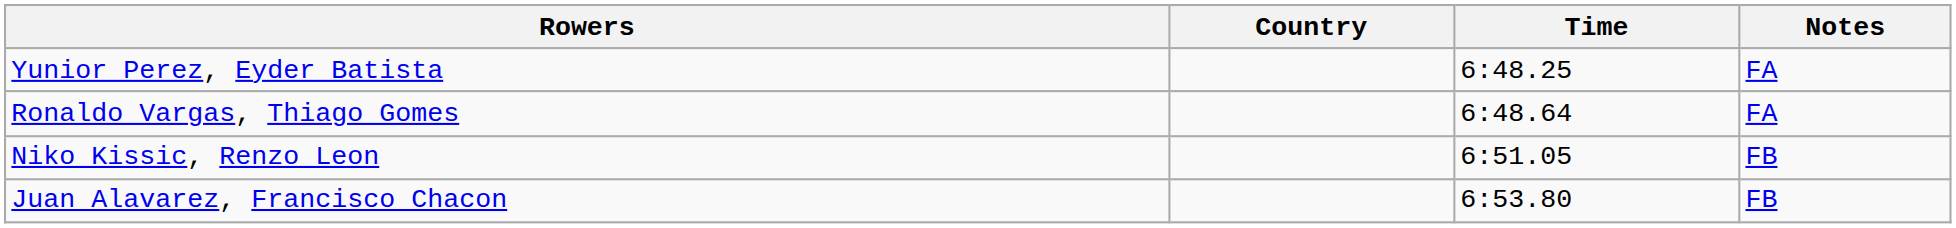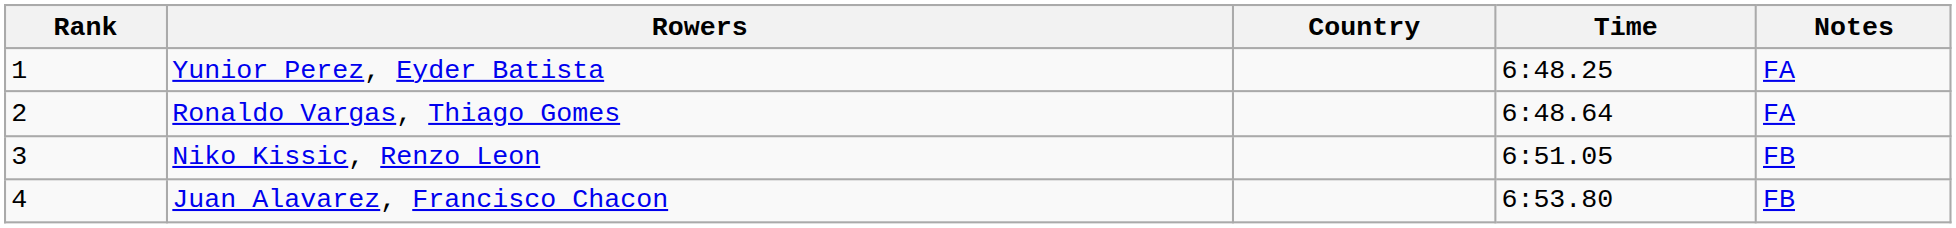+ column: (85, 27)
